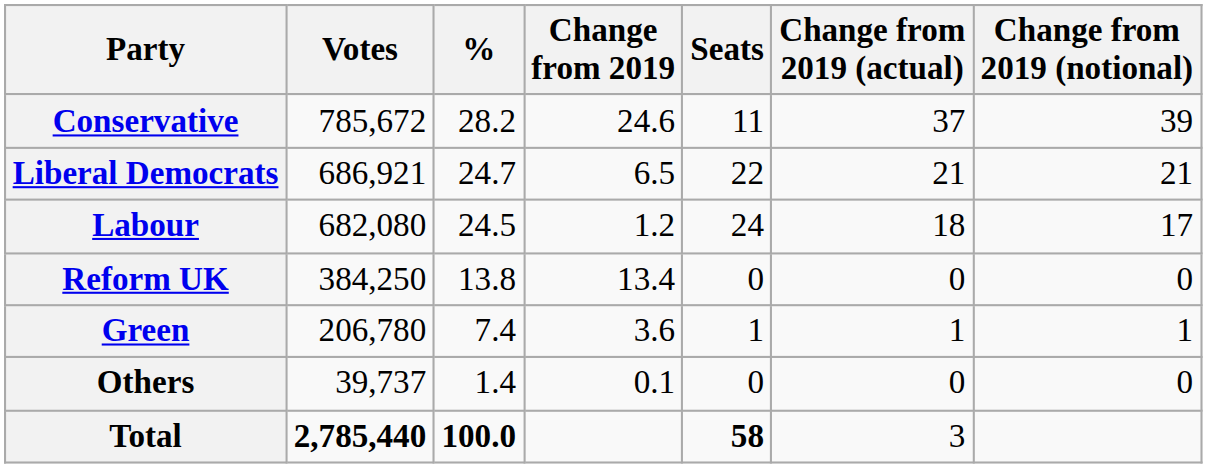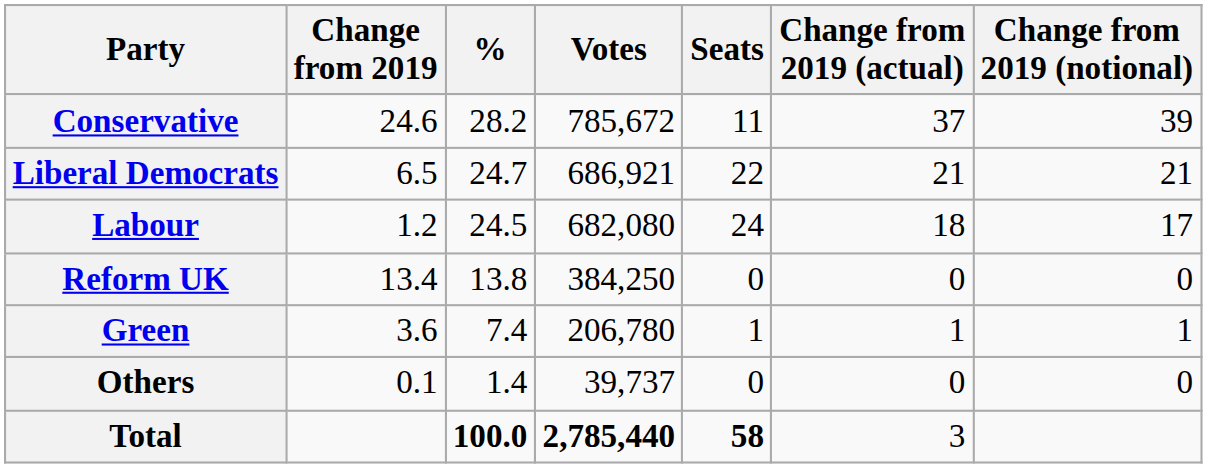columns swapped: (360, 49) <-> (603, 49)
